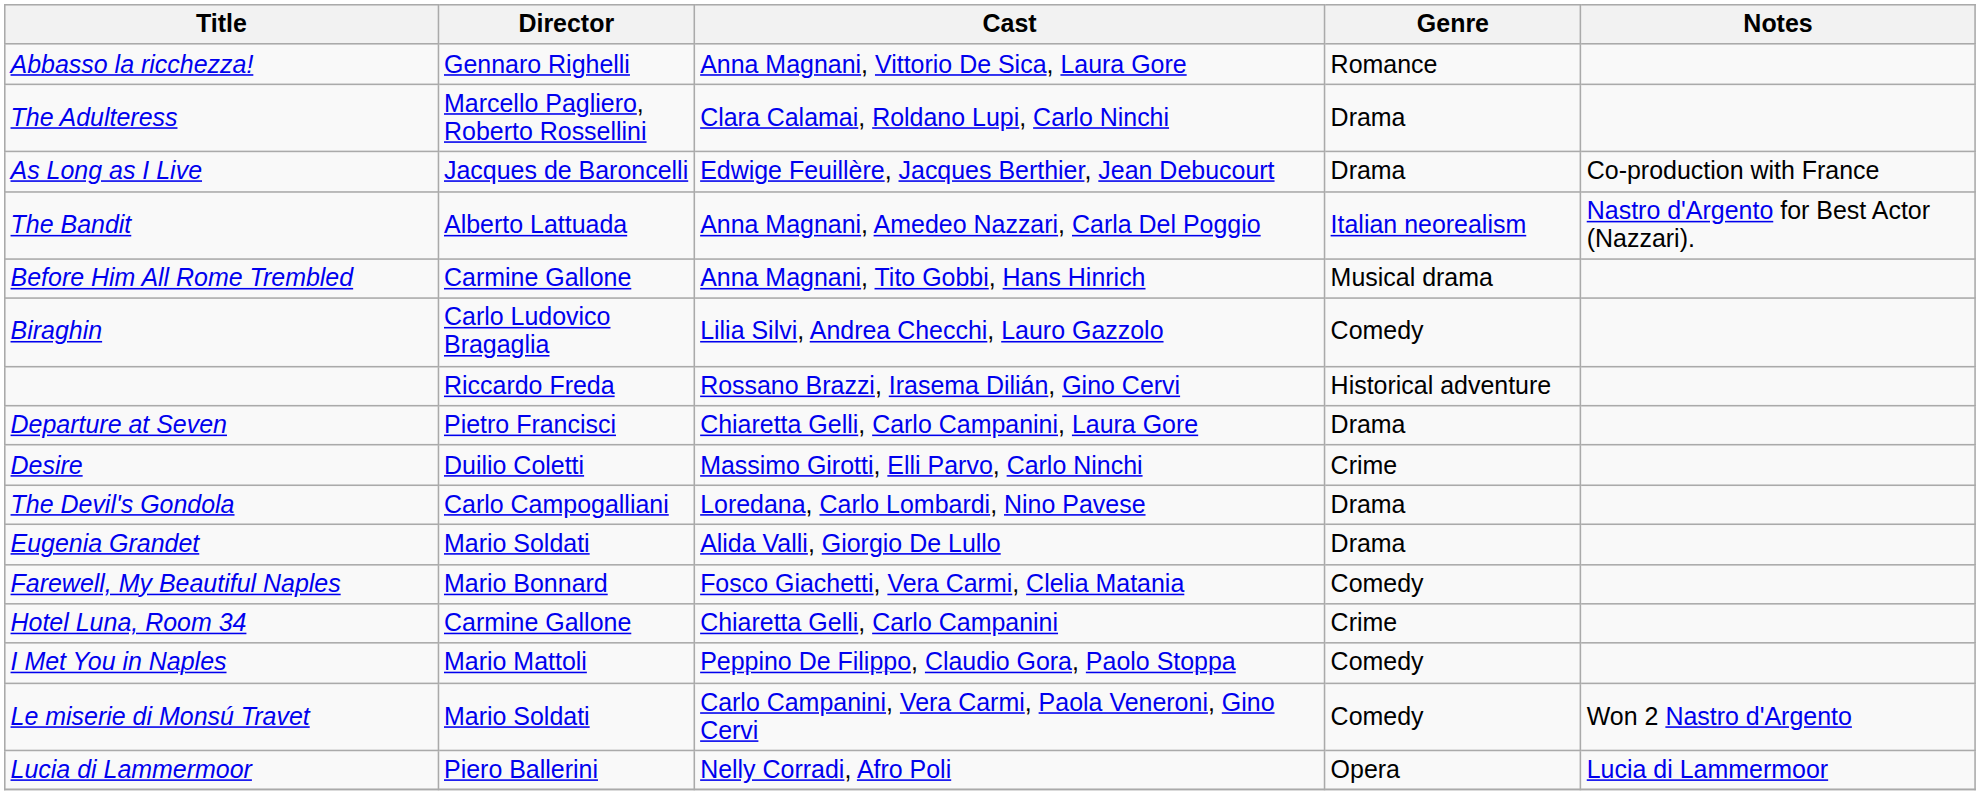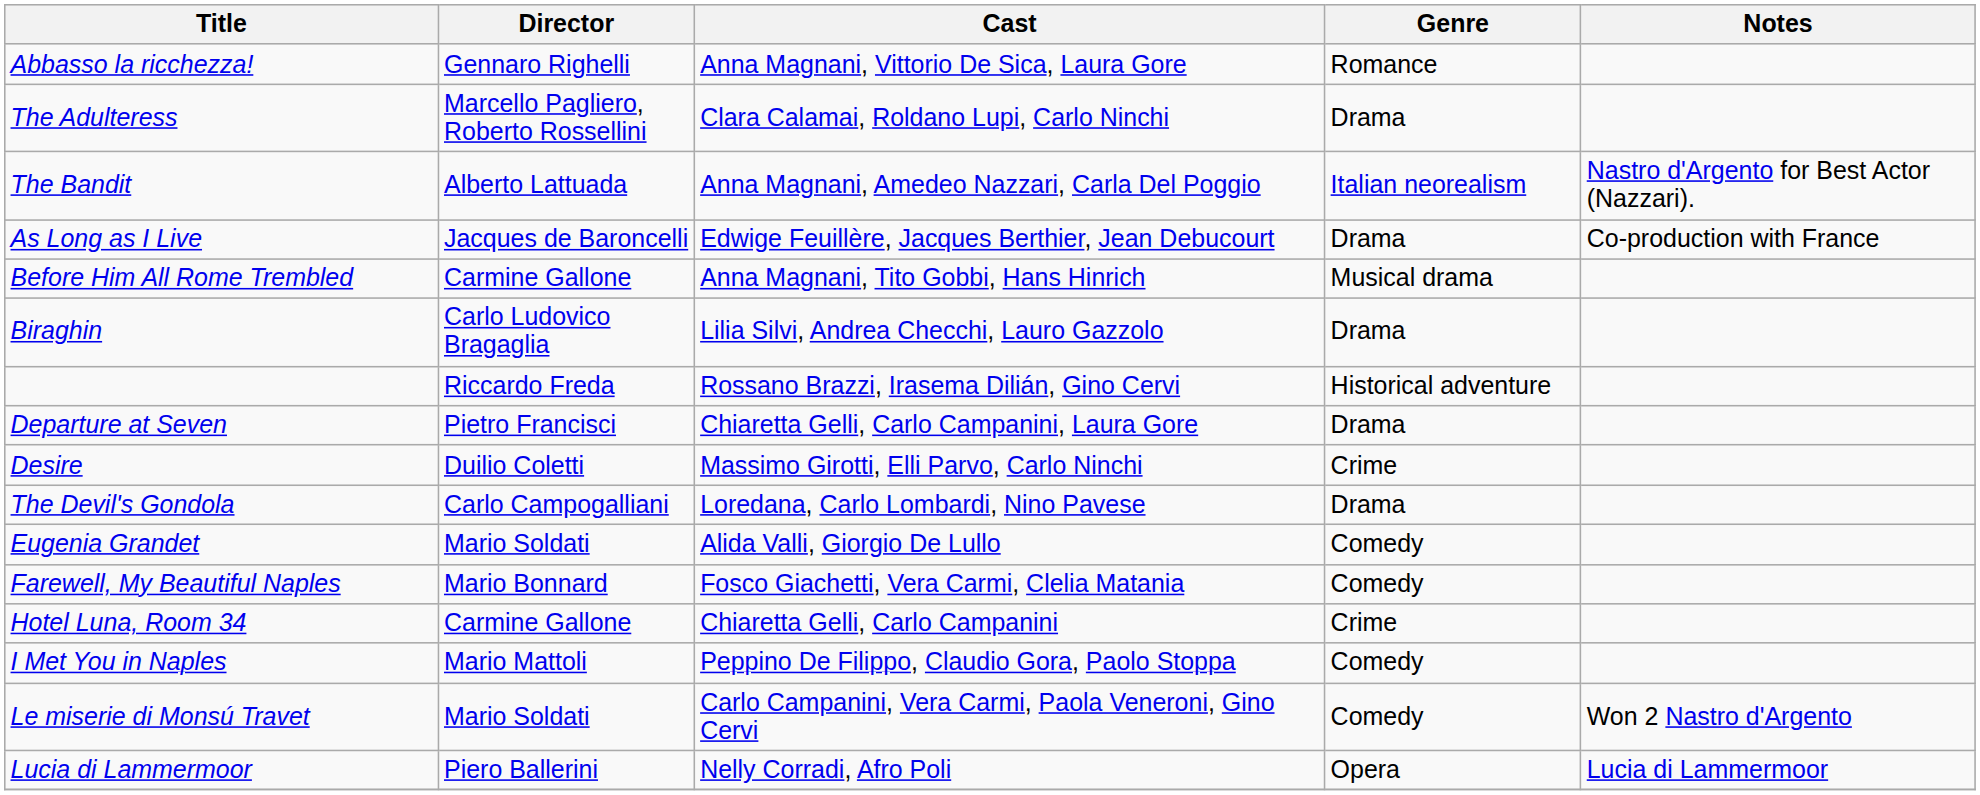rows swapped: (106, 171) <-> (71, 224)
(1377, 332) Comedy -> (1368, 332) Drama
(1368, 543) Drama -> (1377, 543) Comedy
